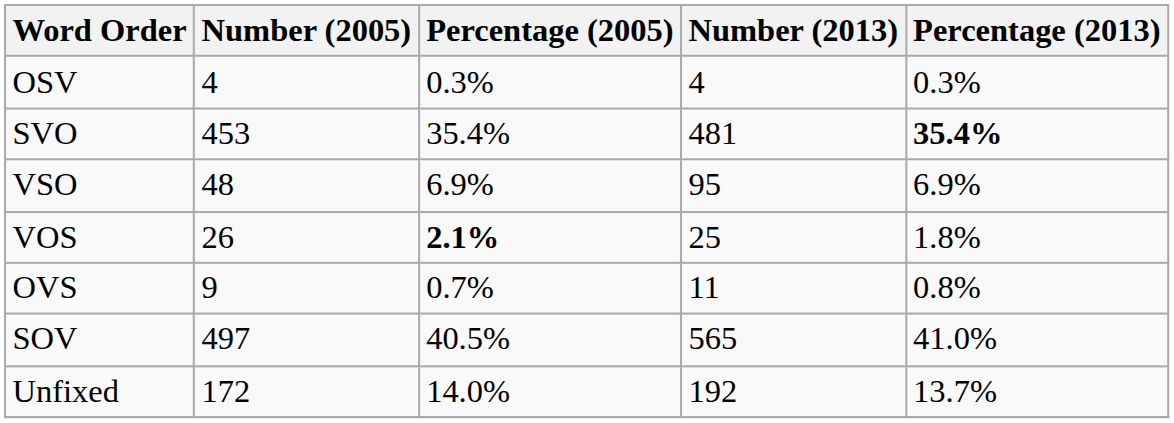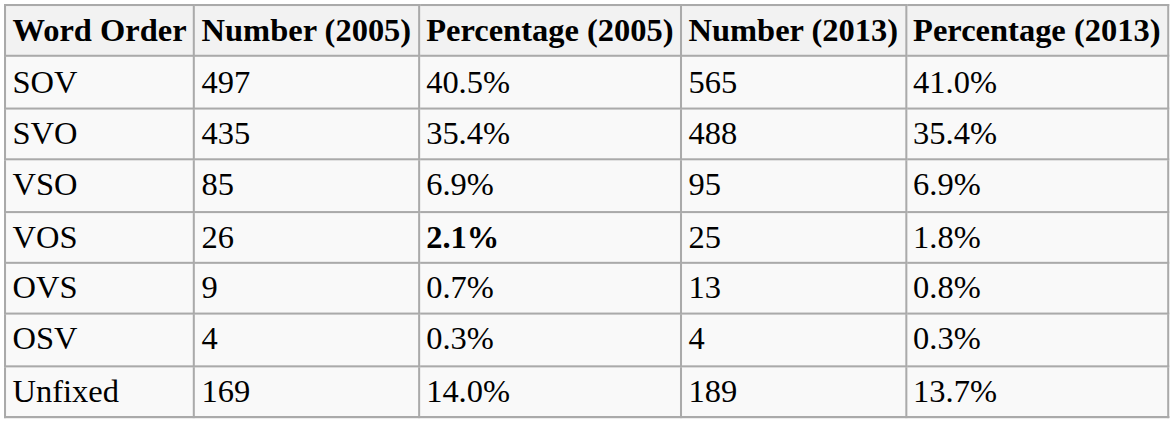rows swapped: (45, 339) <-> (45, 81)
(226, 133) 453 -> (226, 133) 435
(713, 133) 481 -> (713, 133) 488
(958, 133) bold -> (955, 133) normal
(218, 184) 48 -> (218, 184) 85
(704, 287) 11 -> (705, 287) 13
(226, 390) 172 -> (226, 390) 169
(713, 390) 192 -> (713, 390) 189
